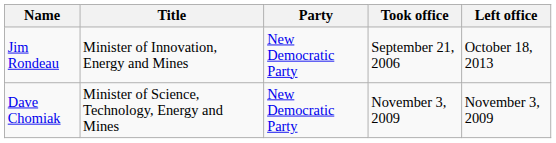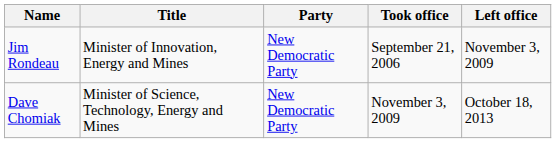(499, 54) October 18, 2013 -> (502, 54) November 3, 2009
(502, 110) November 3, 2009 -> (499, 110) October 18, 2013
